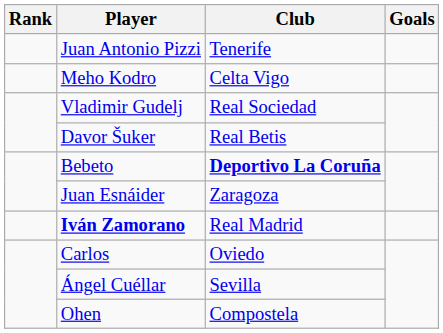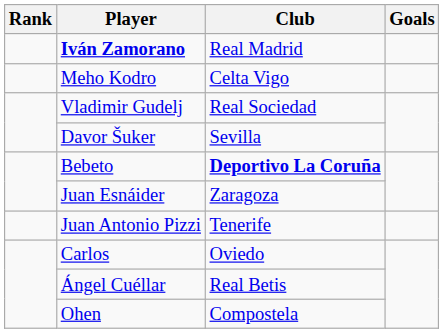rows swapped: (123, 225) <-> (131, 48)
(248, 136) Real Betis -> (235, 136) Sevilla
(235, 284) Sevilla -> (248, 284) Real Betis
